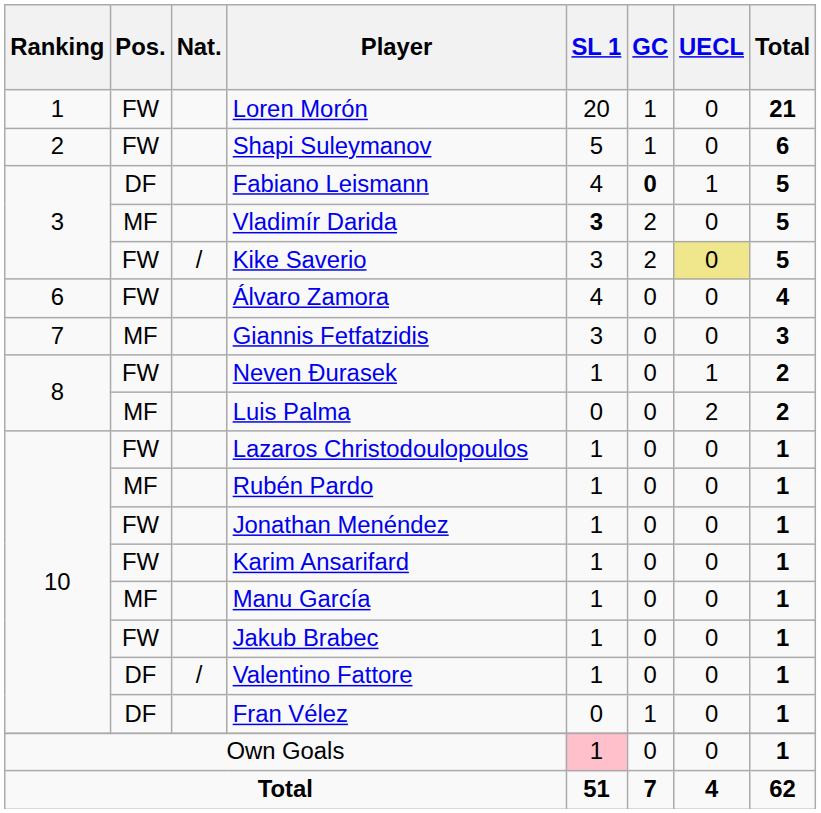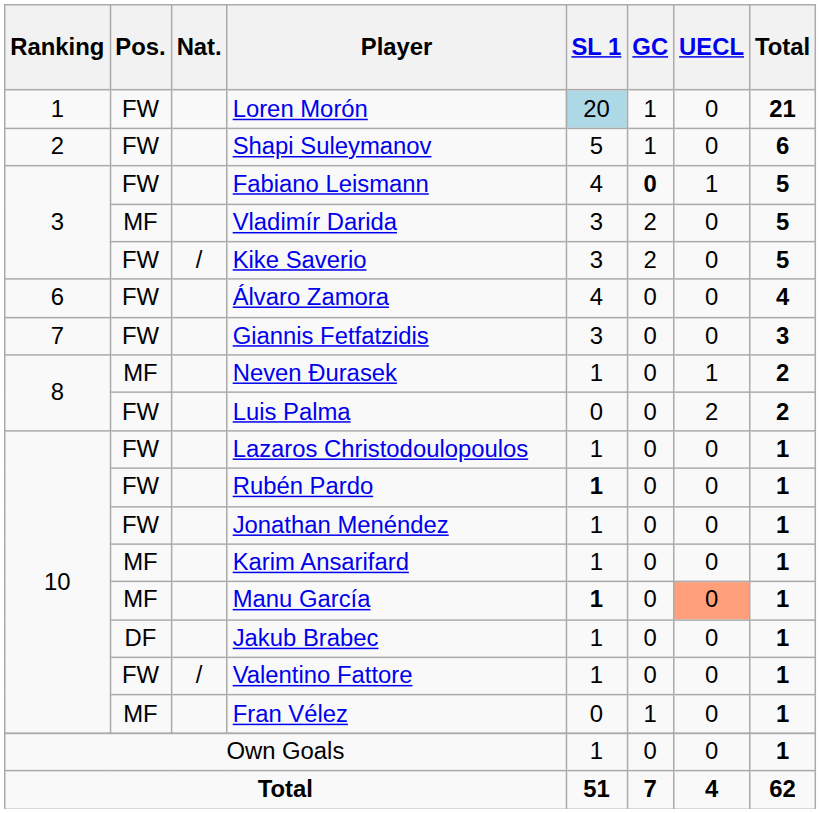(596, 108) no background -> (596, 108) lightblue background
(140, 184) DF -> (140, 184) FW
(596, 222) bold -> (596, 222) normal
(712, 260) khaki background -> (712, 260) no background
(140, 335) MF -> (140, 335) FW
(140, 373) FW -> (140, 373) MF
(140, 411) MF -> (140, 411) FW
(140, 486) MF -> (140, 486) FW
(596, 486) normal -> (596, 486) bold
(140, 562) FW -> (140, 562) MF
(596, 600) normal -> (596, 600) bold
(712, 600) no background -> (712, 600) lightsalmon background
(140, 638) FW -> (140, 638) DF
(140, 676) DF -> (140, 676) FW
(140, 713) DF -> (140, 713) MF
(596, 751) pink background -> (596, 751) no background
